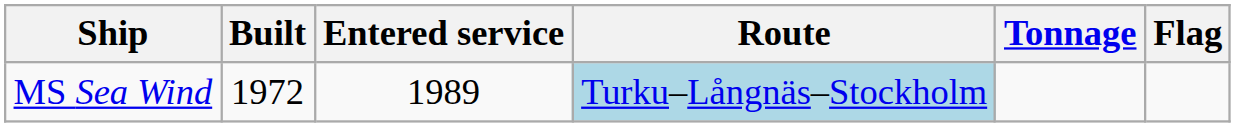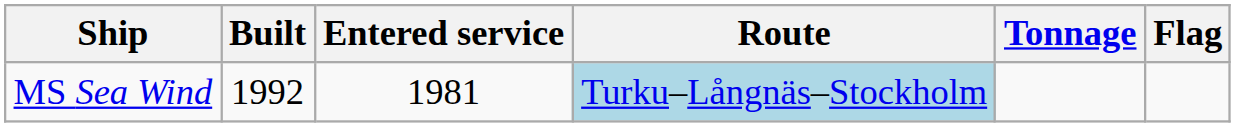(268, 91) 1972 -> (268, 91) 1992
(444, 91) 1989 -> (444, 91) 1981
